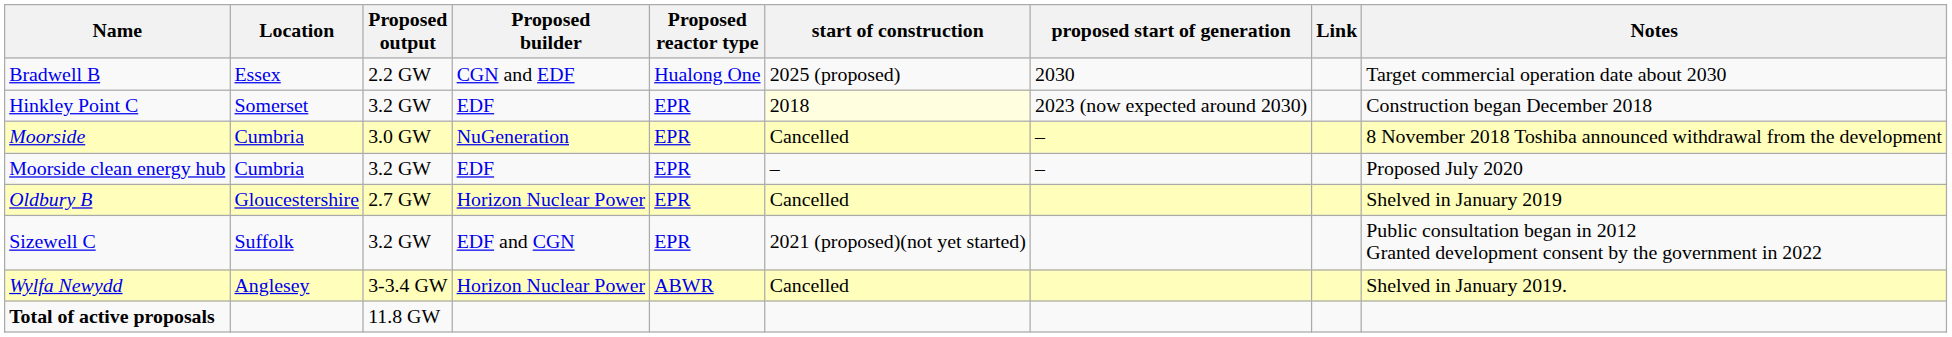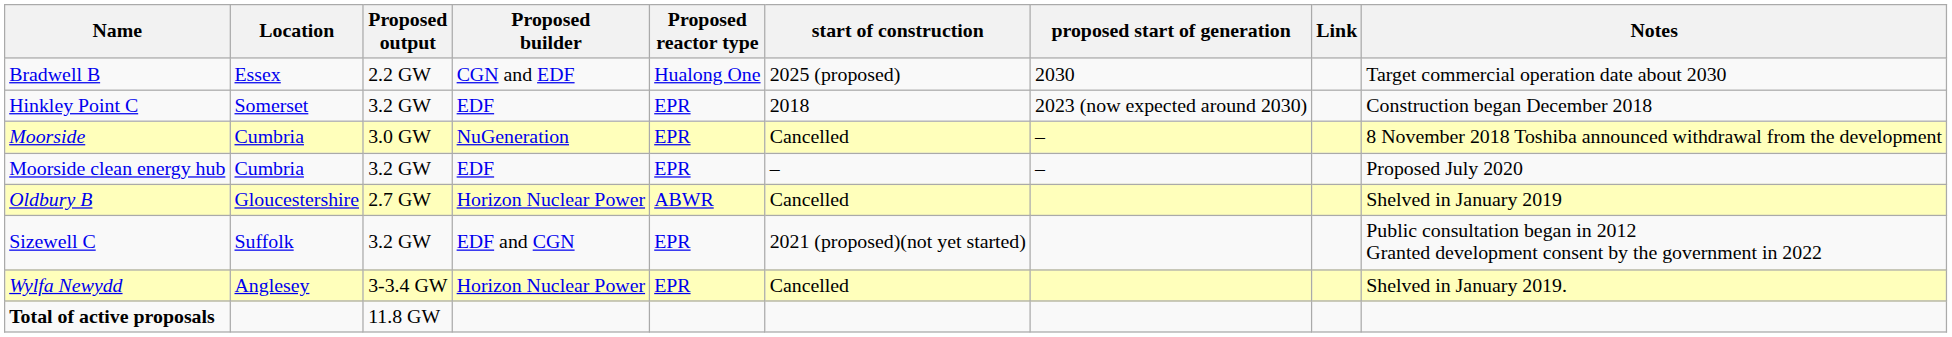(790, 105) lightyellow background -> (790, 105) no background
(672, 199) EPR -> (684, 199) ABWR
(684, 285) ABWR -> (672, 285) EPR
